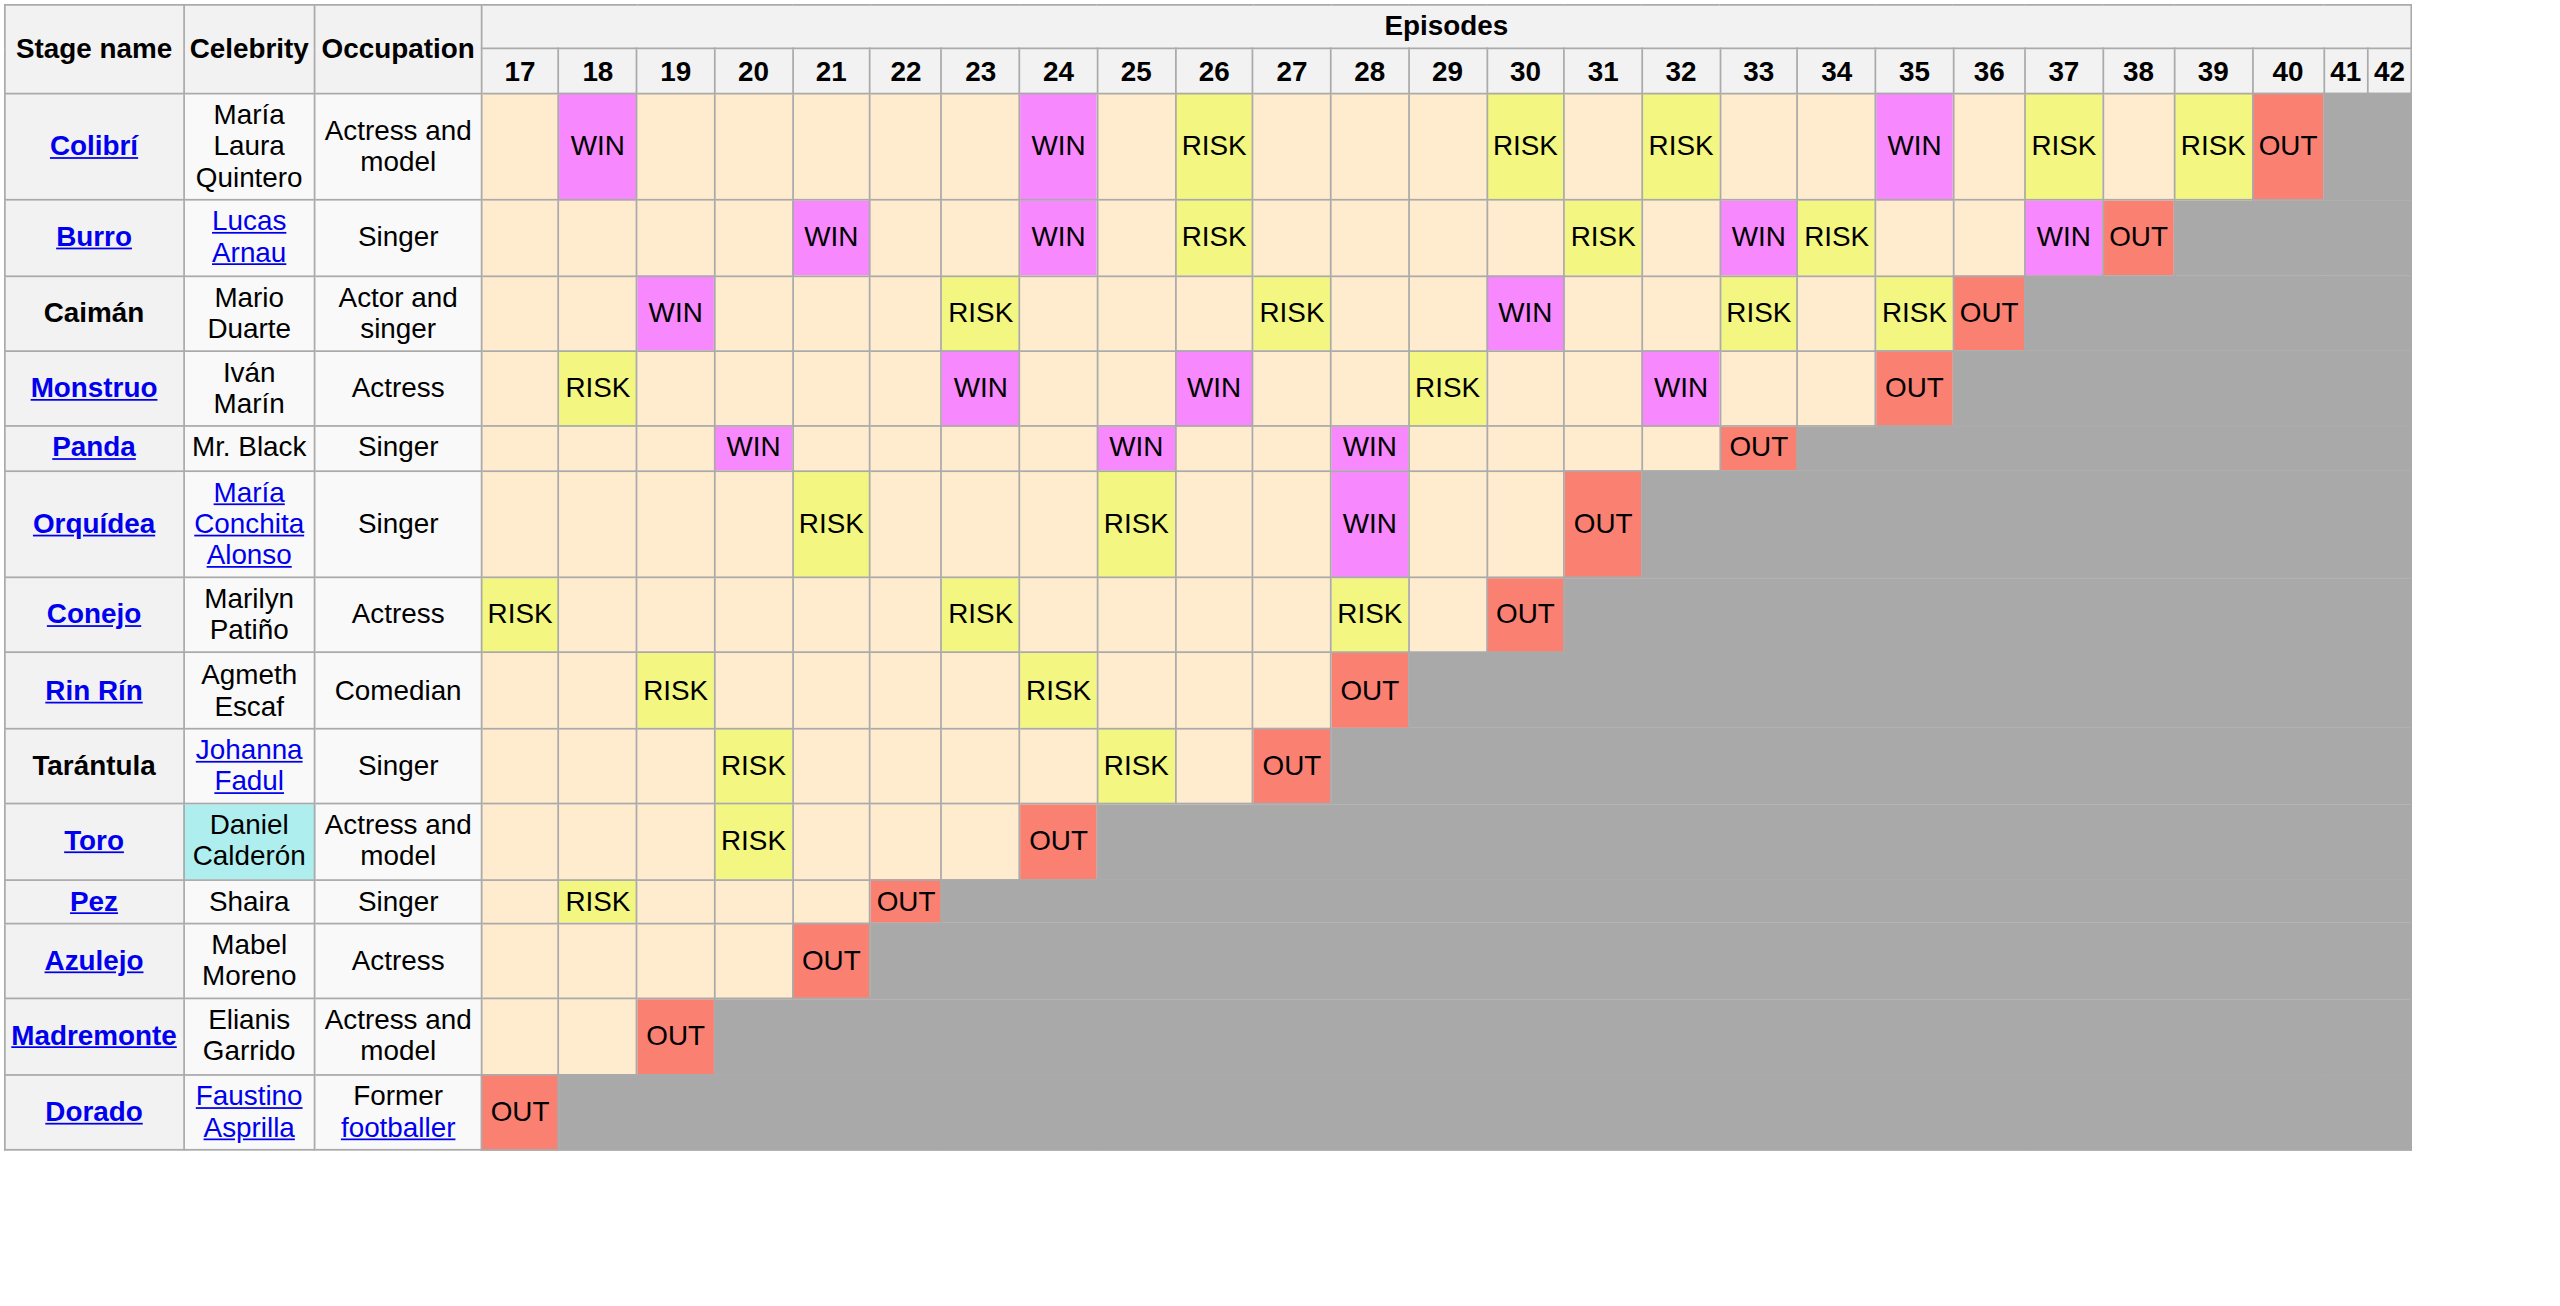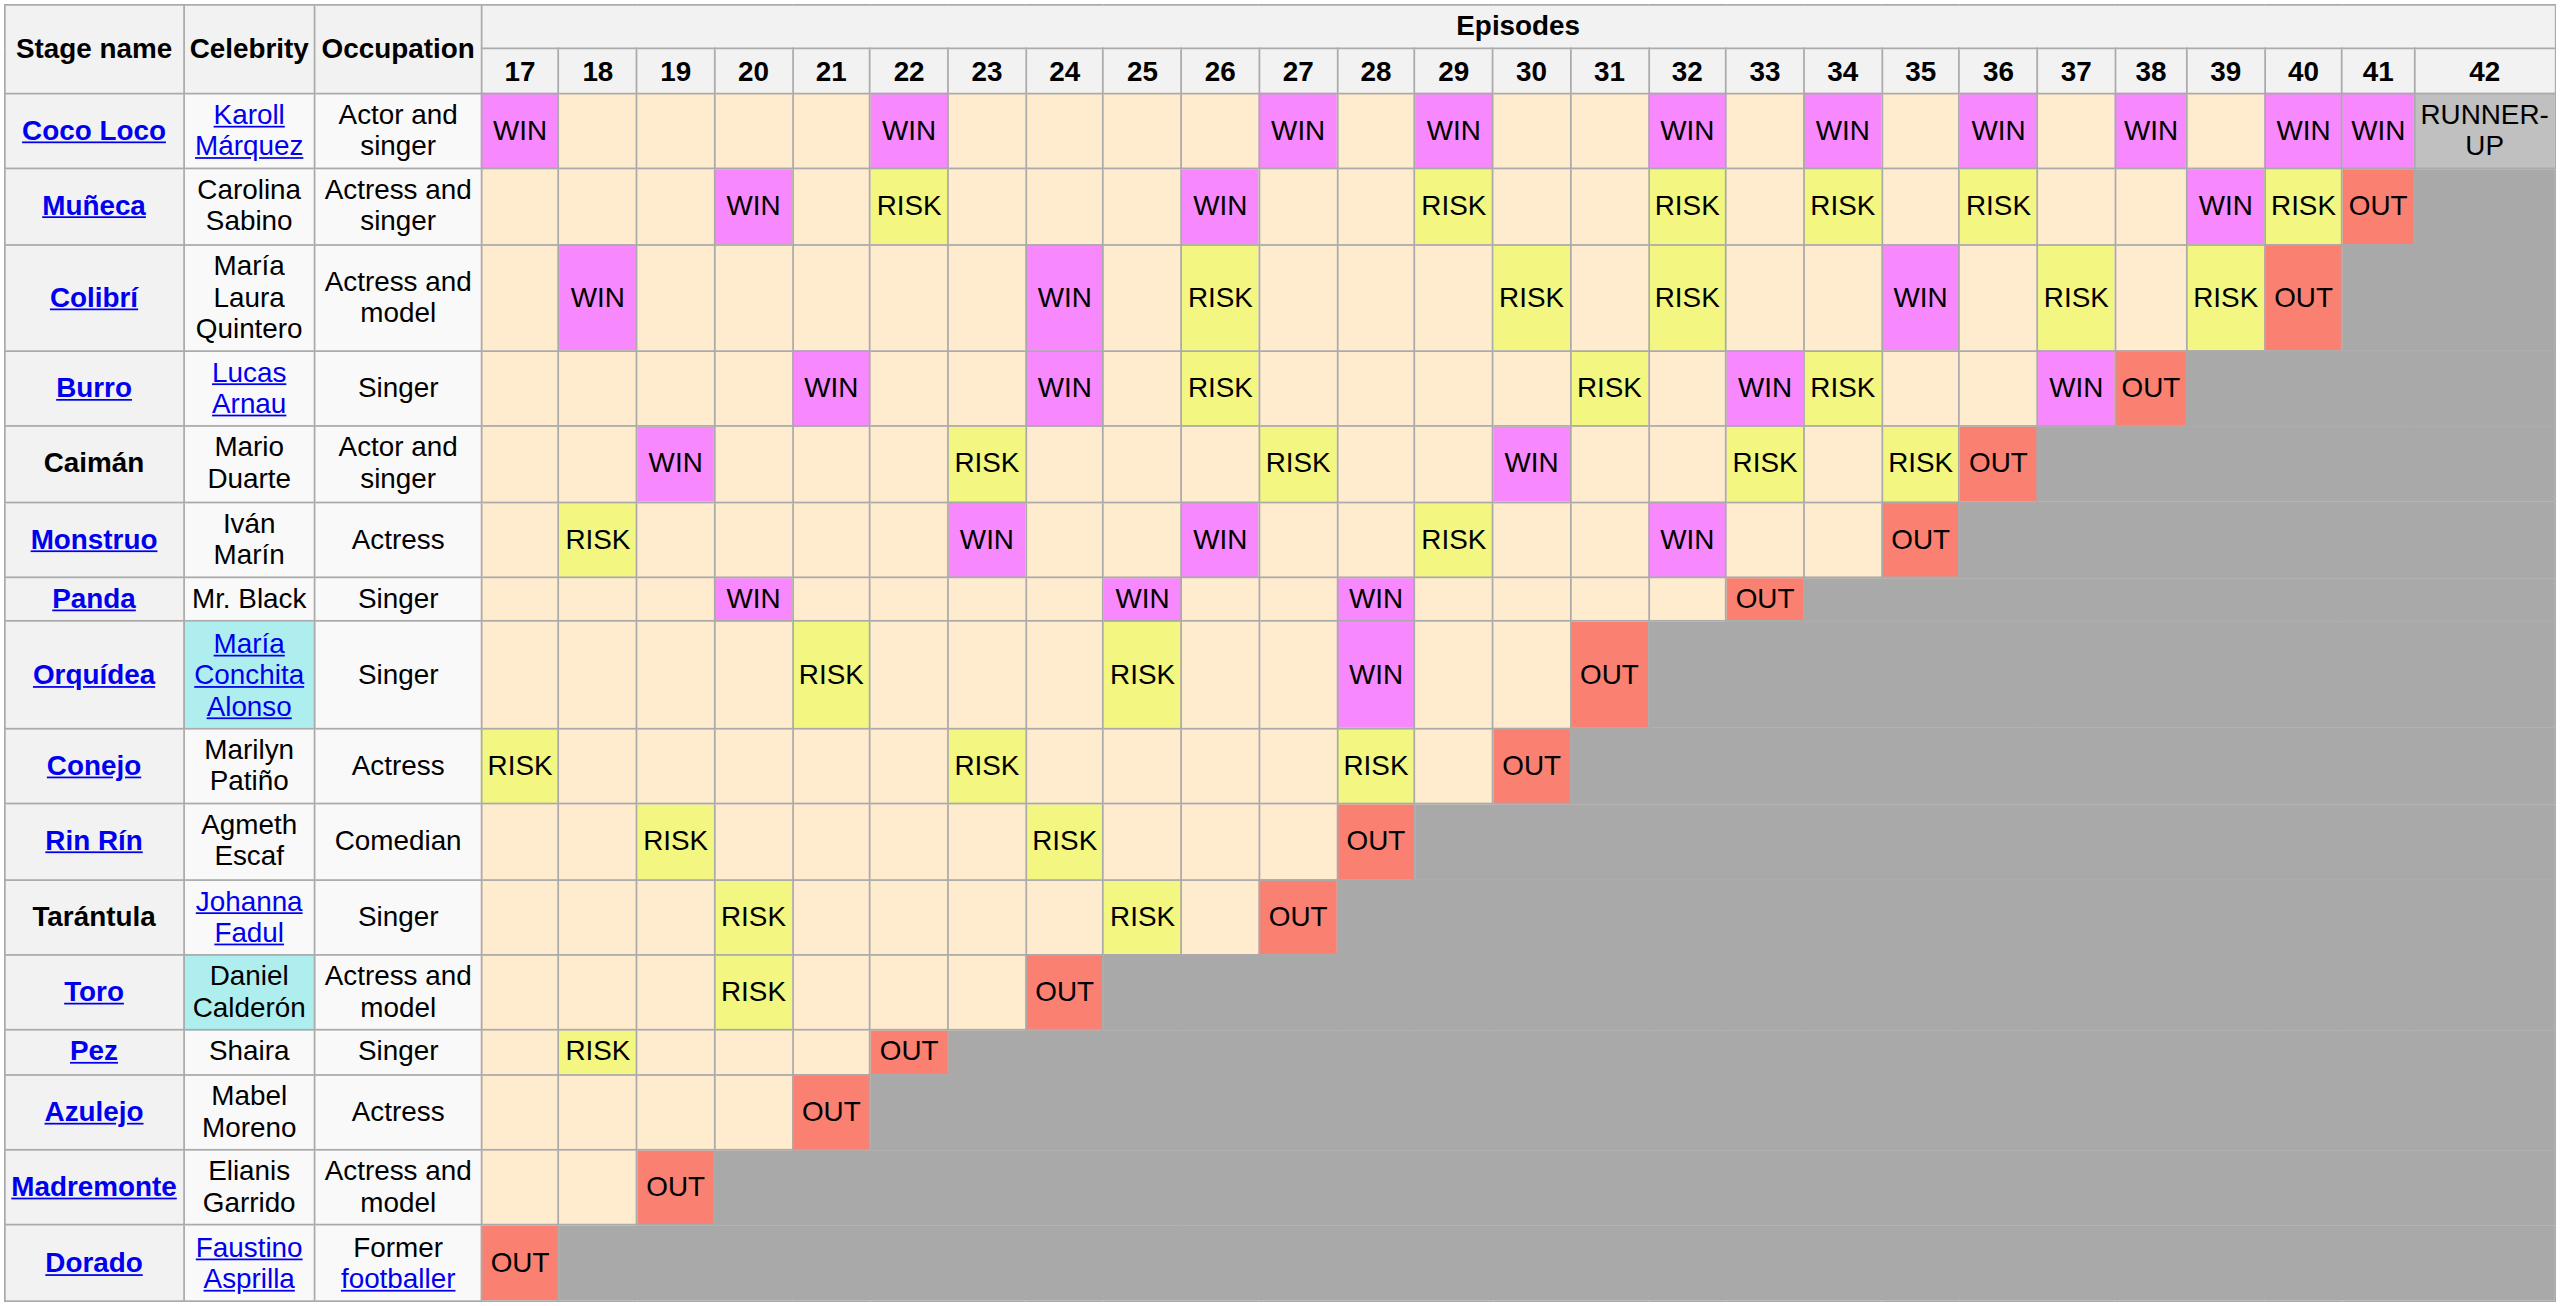+ row: (94, 130)
+ row: (94, 206)
(249, 523) no background -> (249, 674) paleturquoise background
